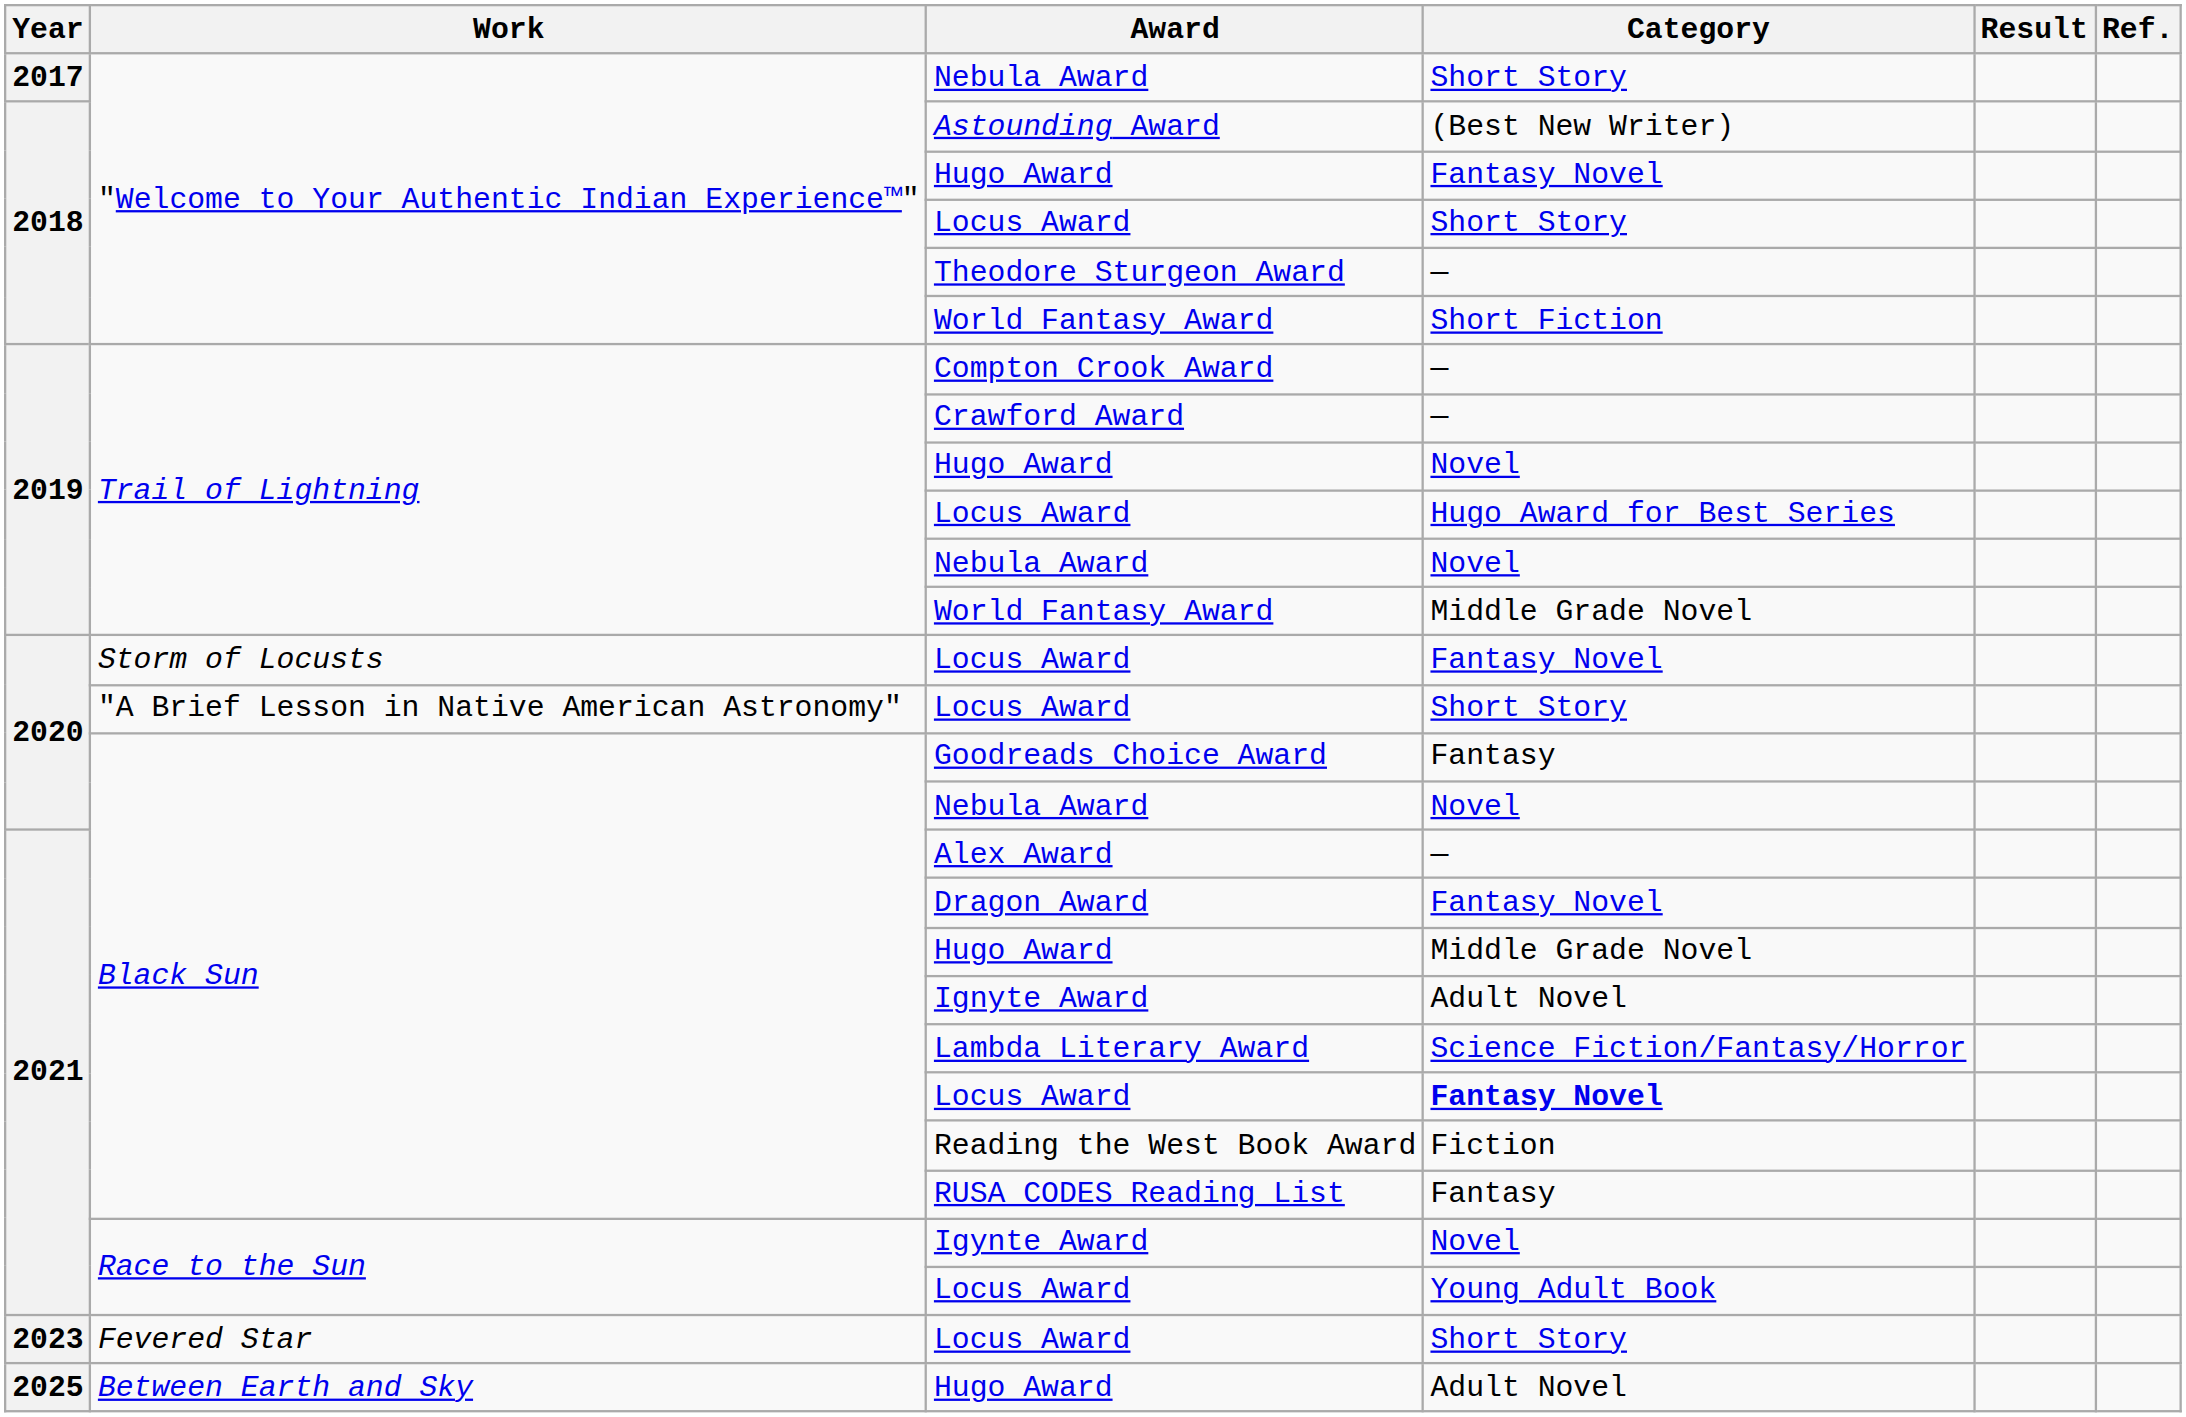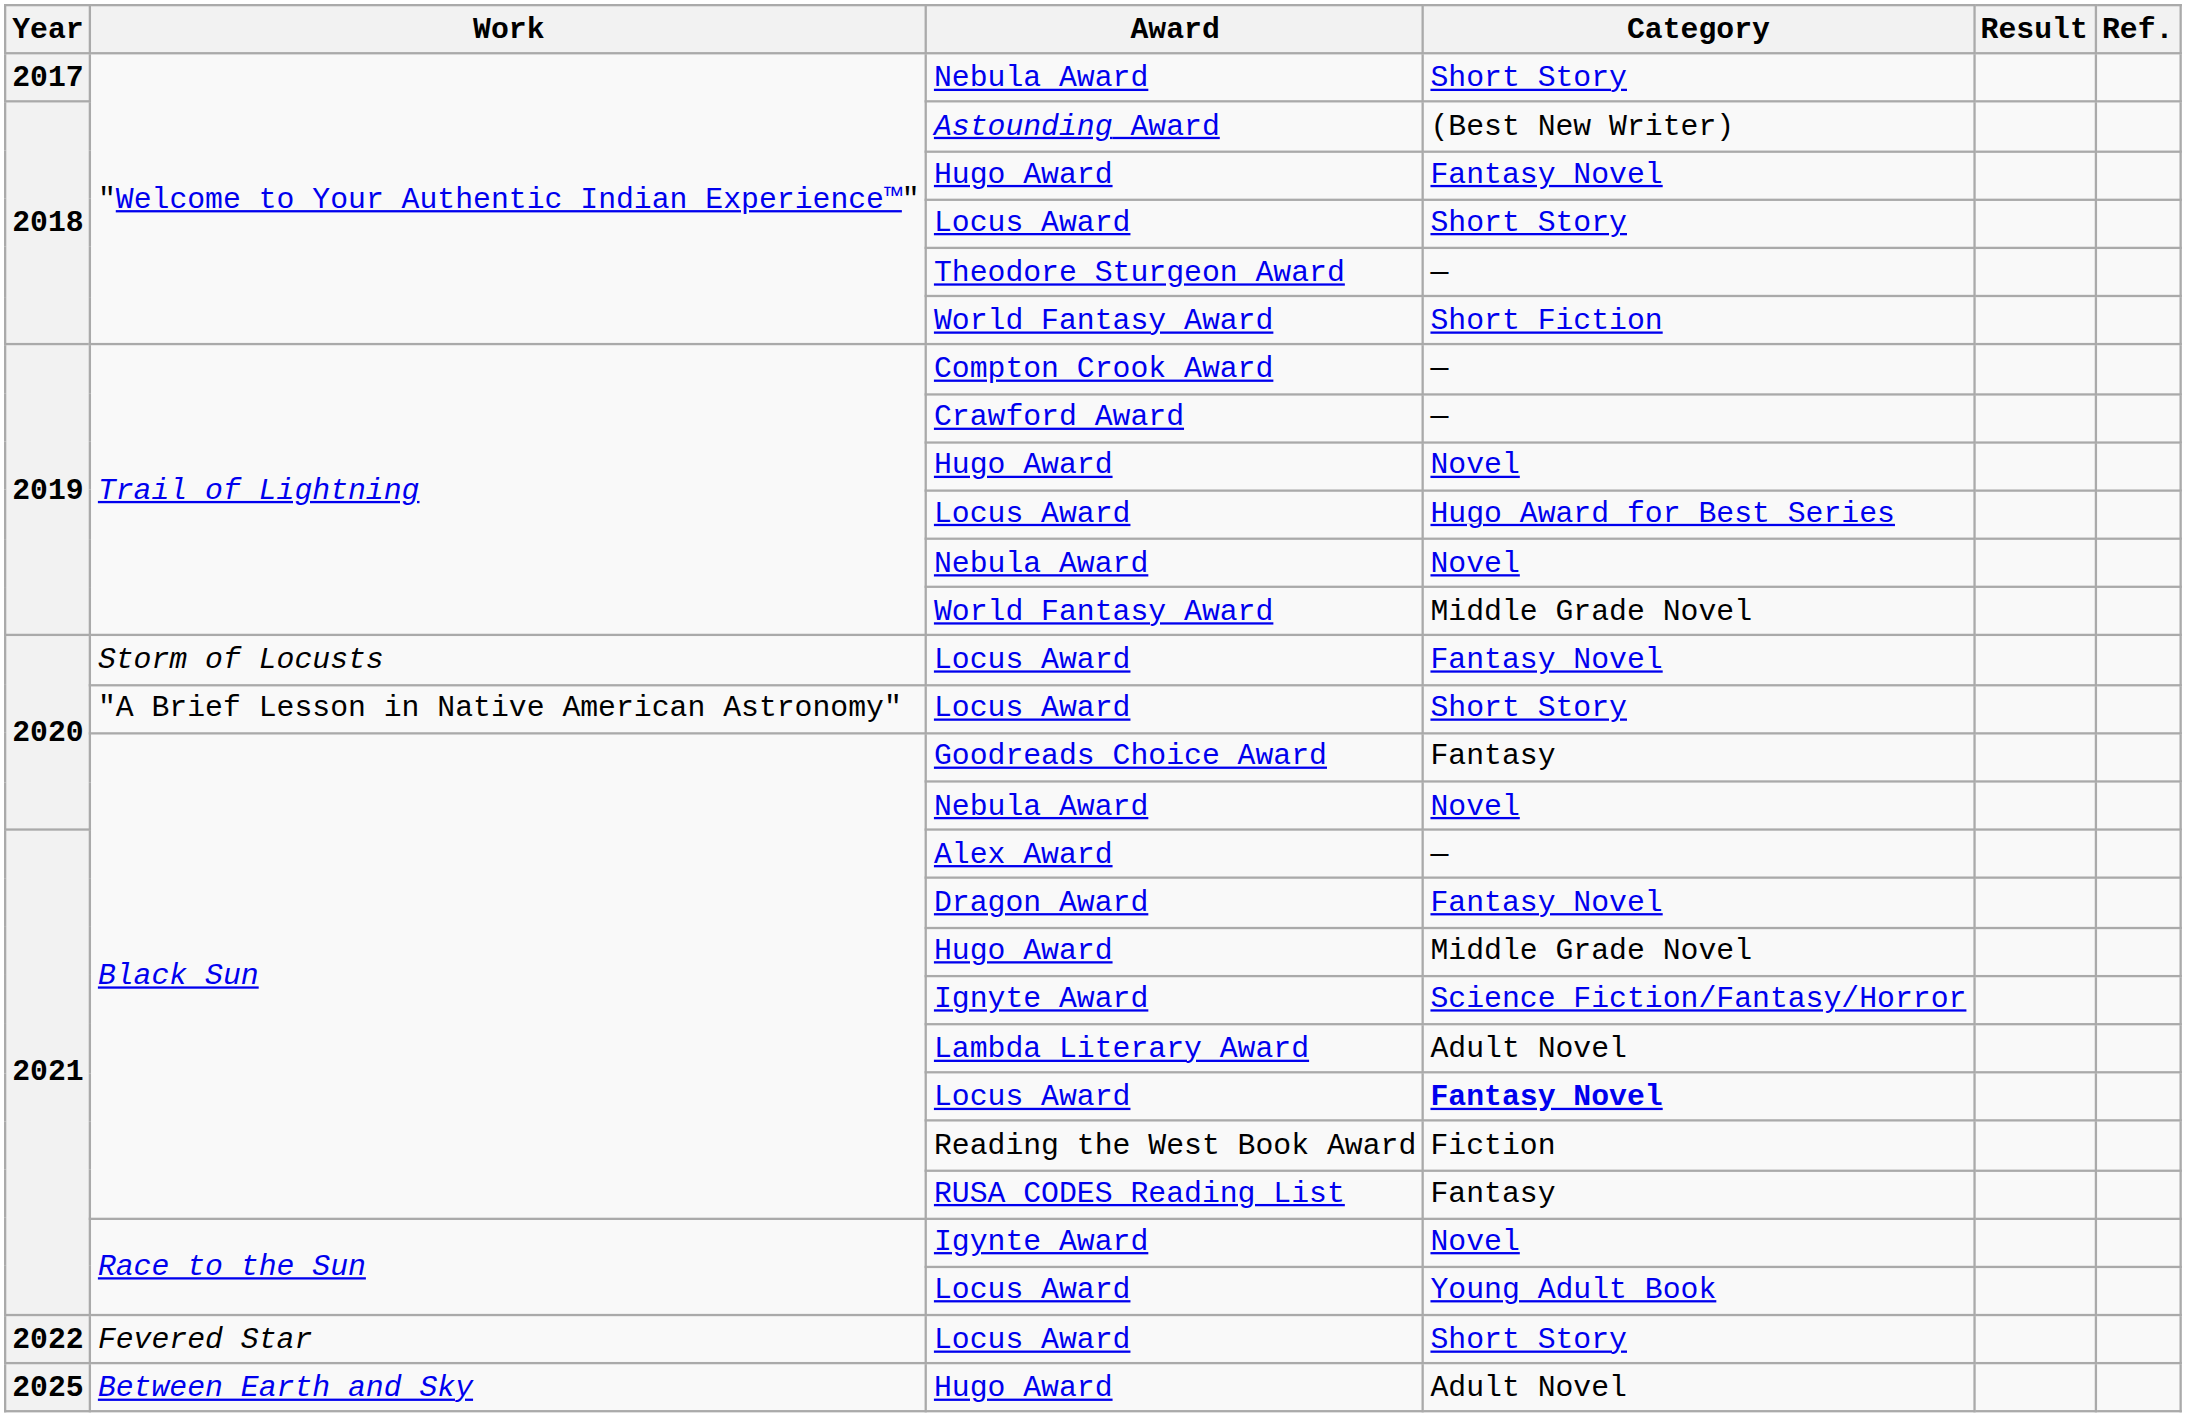(1529, 1000) Adult Novel -> (1698, 1000) Science Fiction/Fantasy/Horror
(1698, 1048) Science Fiction/Fantasy/Horror -> (1529, 1048) Adult Novel
(48, 1339) 2023 -> (48, 1339) 2022
